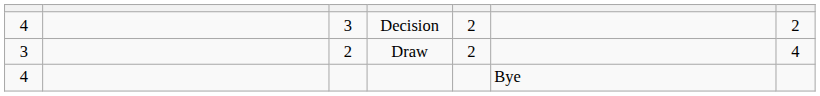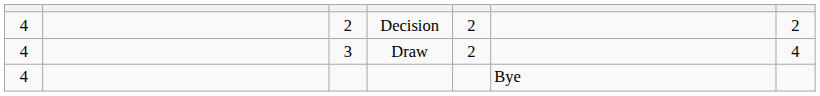(348, 25) 3 -> (348, 25) 2
(24, 51) 3 -> (24, 51) 4
(348, 51) 2 -> (348, 51) 3
